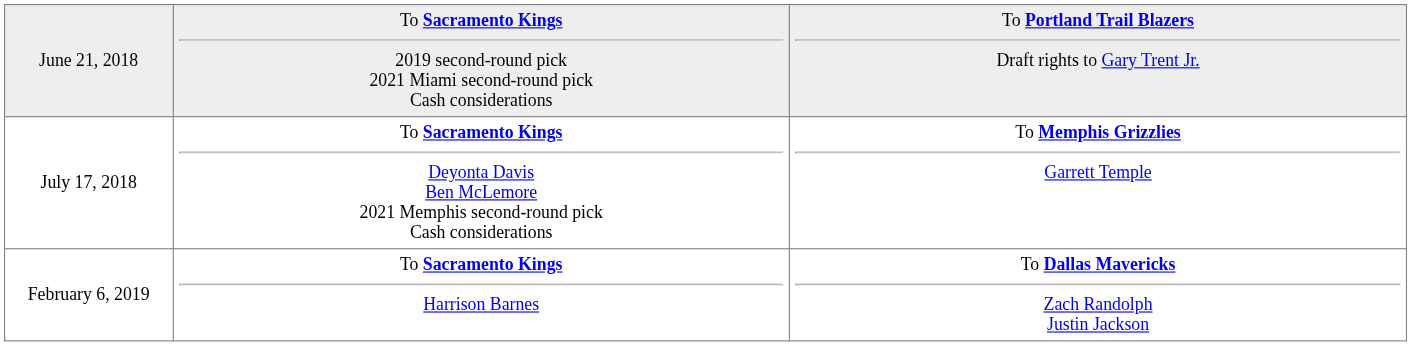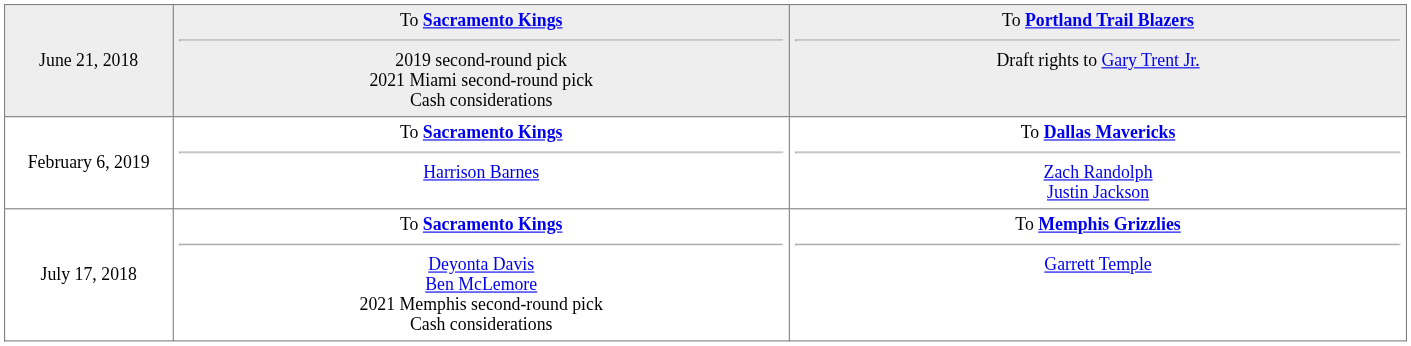rows swapped: (89, 182) <-> (89, 294)
